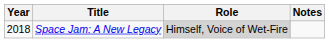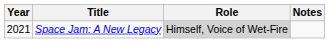(19, 29) 2018 -> (19, 29) 2021
